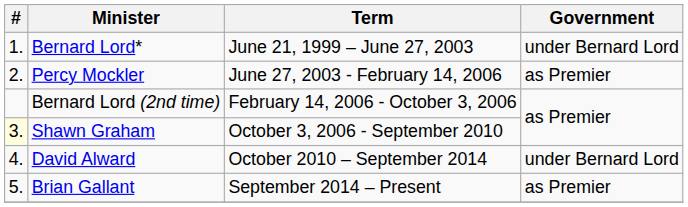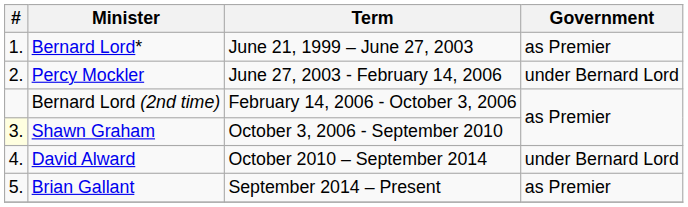(602, 46) under Bernard Lord -> (568, 46) as Premier
(568, 74) as Premier -> (602, 74) under Bernard Lord
